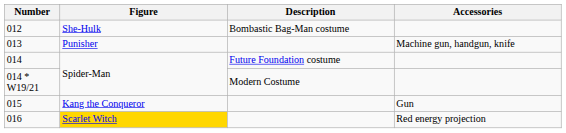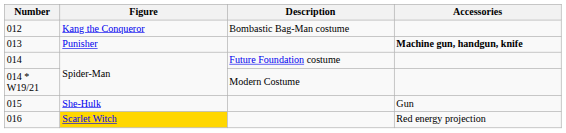(82, 28) She-Hulk -> (103, 28) Kang the Conqueror
(456, 44) normal -> (460, 44) bold
(103, 103) Kang the Conqueror -> (82, 103) She-Hulk
